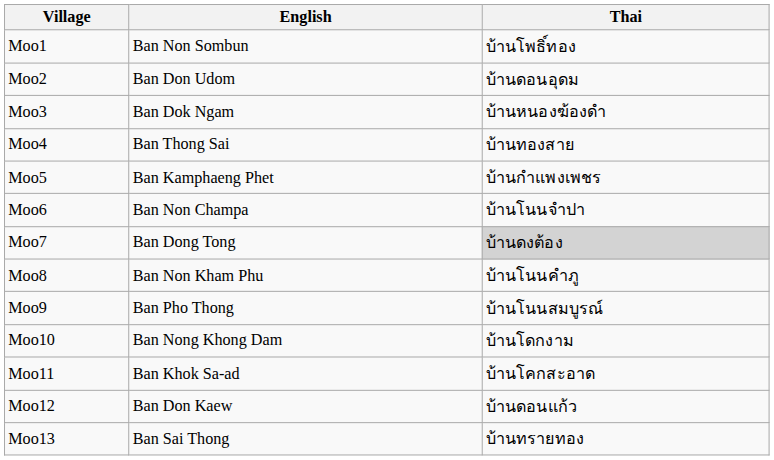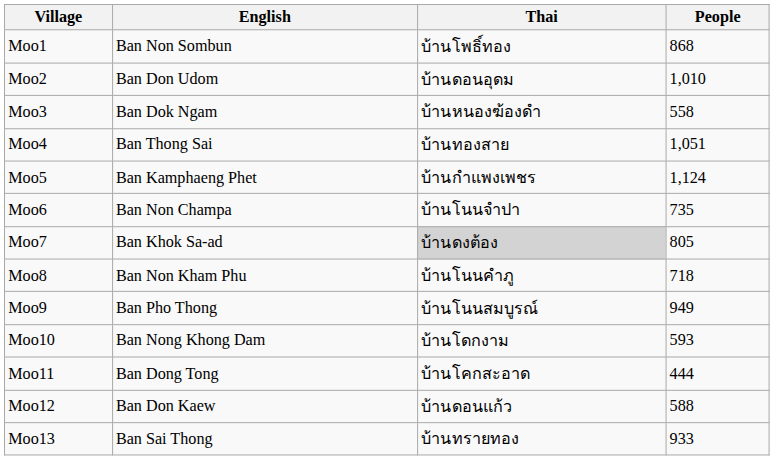+ column: (718, 17)
(184, 242) Ban Dong Tong -> (169, 242) Ban Khok Sa-ad
(186, 373) Ban Khok Sa-ad -> (167, 373) Ban Dong Tong
